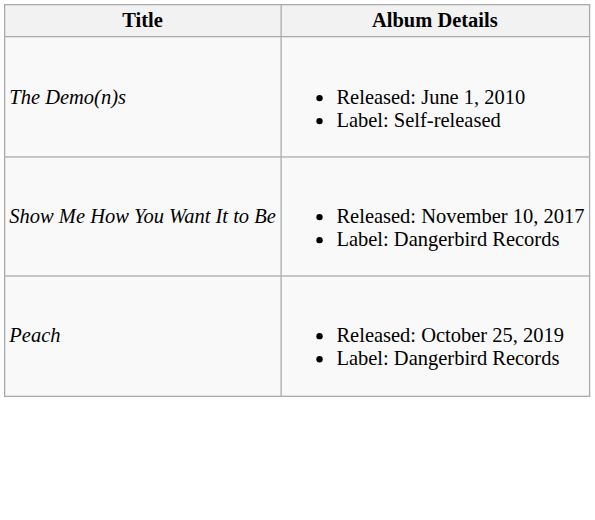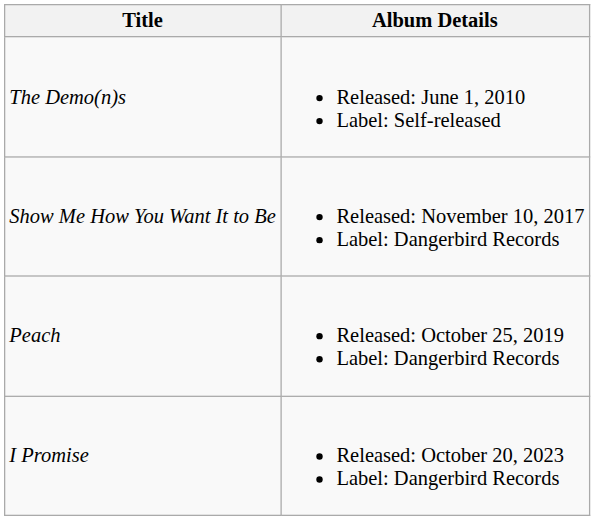+ row: (49, 455)
